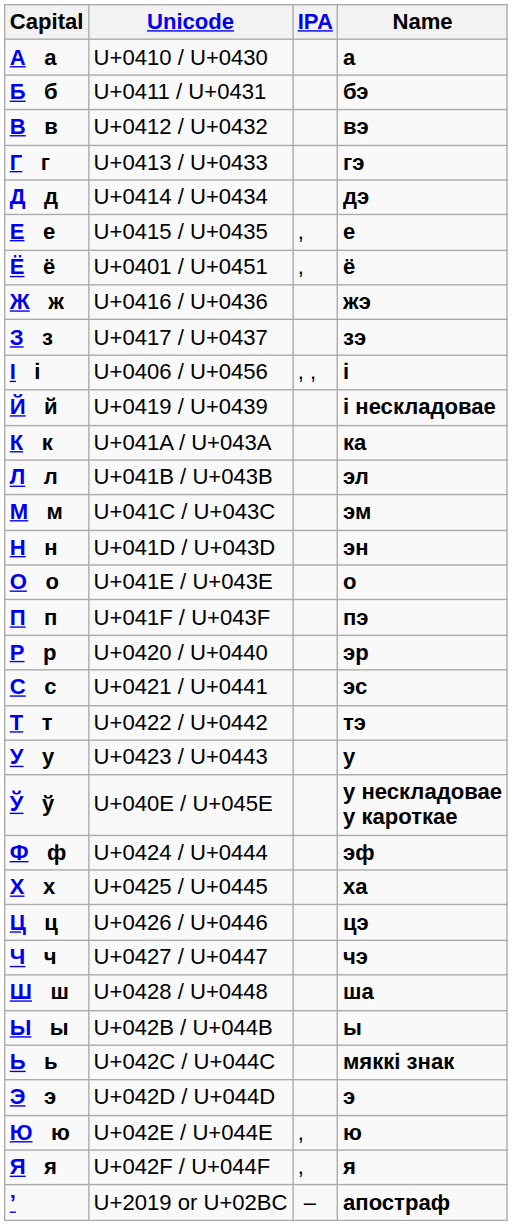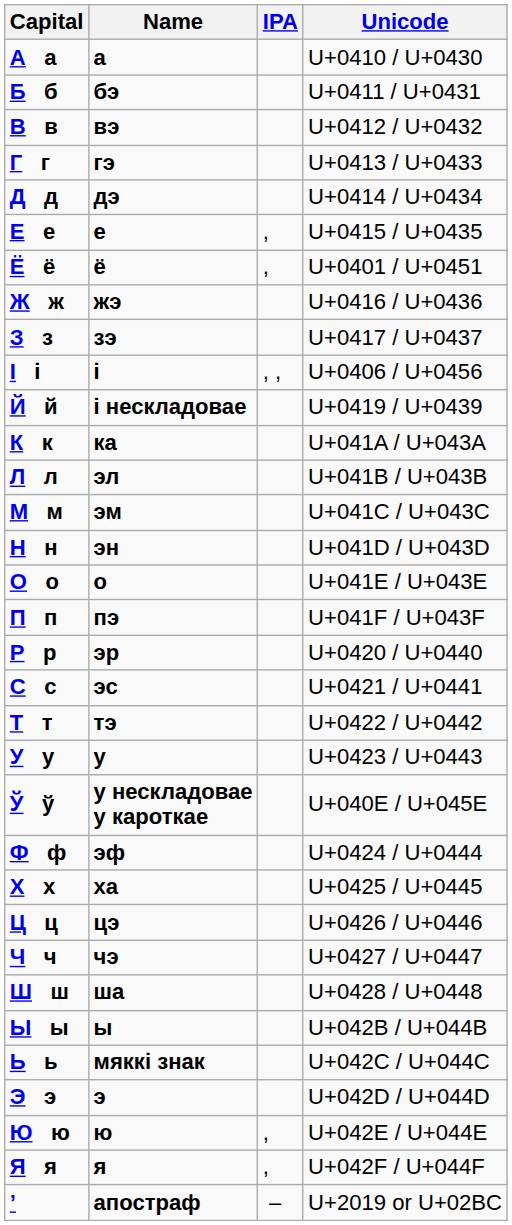columns swapped: (423, 22) <-> (191, 22)
